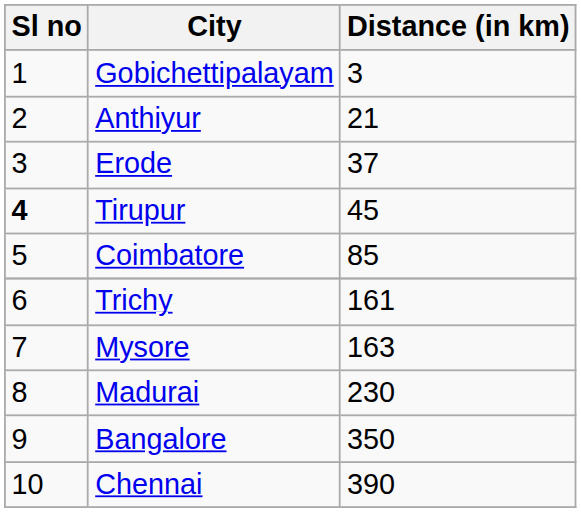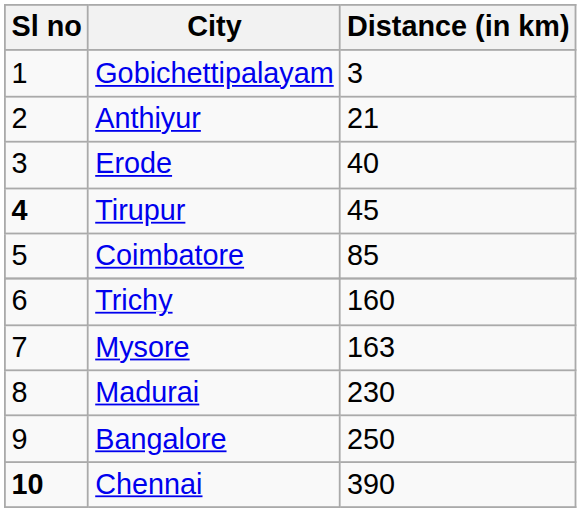(363, 164) 37 -> (363, 164) 40
(371, 301) 161 -> (371, 301) 160
(371, 438) 350 -> (371, 438) 250
(28, 484) normal -> (28, 484) bold
